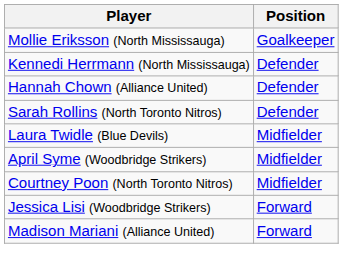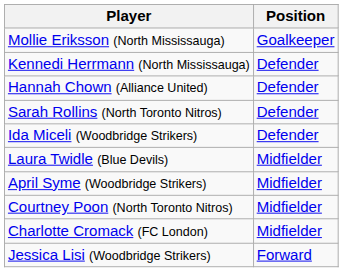+ row: (103, 135)
+ row: (108, 231)
- row: (111, 231)
